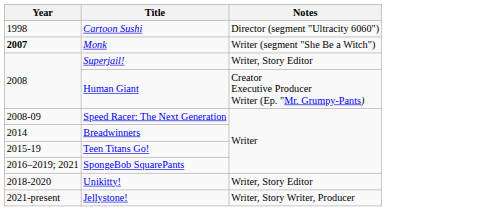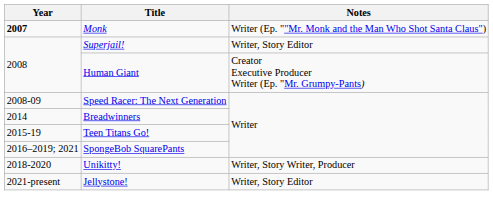- row: (113, 28)
(303, 45) Writer (segment "She Be a Witch") -> (359, 28) Writer (Ep. ""Mr. Monk and the Man Who Shot Santa Claus")
(272, 181) Writer, Story Editor -> (293, 165) Writer, Story Writer, Producer
(293, 198) Writer, Story Writer, Producer -> (272, 181) Writer, Story Editor
